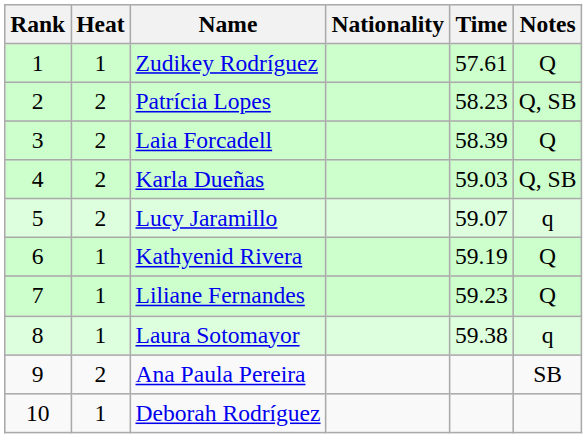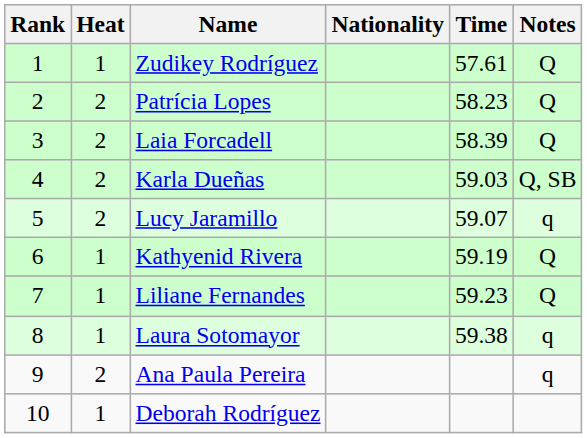(548, 101) Q, SB -> (548, 101) Q
(548, 373) SB -> (548, 373) q
